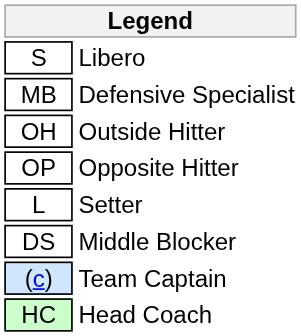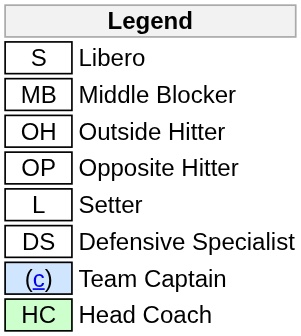(187, 95) Defensive Specialist -> (157, 95) Middle Blocker
(157, 241) Middle Blocker -> (187, 241) Defensive Specialist
